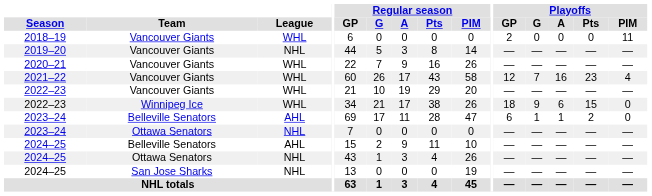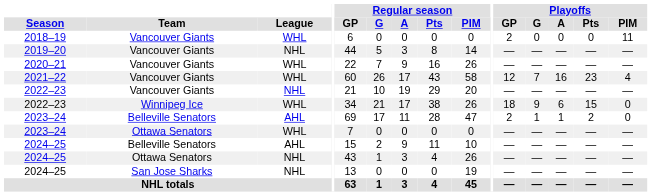(295, 91) WHL -> (295, 91) NHL
(509, 118) 6 -> (509, 118) 2
(295, 131) NHL -> (295, 131) WHL
